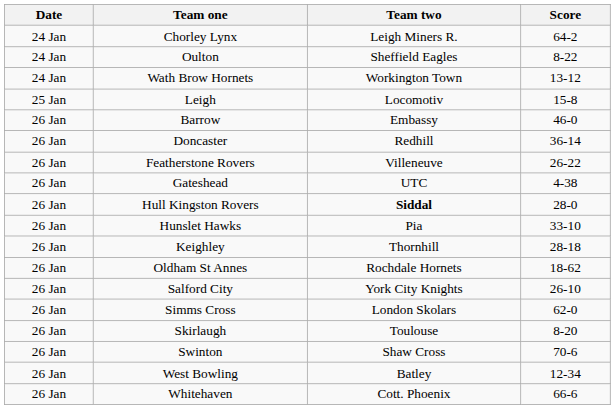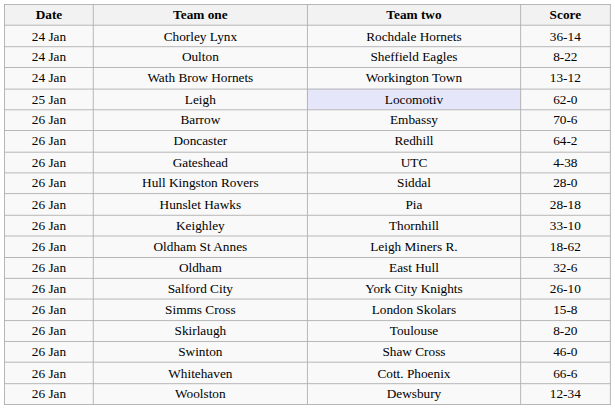(414, 36) Leigh Miners R. -> (414, 36) Rochdale Hornets
(565, 36) 64-2 -> (565, 36) 36-14
(414, 99) no background -> (414, 99) lavender background
(565, 99) 15-8 -> (565, 99) 62-0
(565, 120) 46-0 -> (565, 120) 70-6
(565, 141) 36-14 -> (565, 141) 64-2
- row: (200, 162)
(414, 204) bold -> (414, 183) normal
(565, 225) 33-10 -> (565, 204) 28-18
(565, 246) 28-18 -> (565, 225) 33-10
(414, 267) Rochdale Hornets -> (414, 246) Leigh Miners R.
+ row: (200, 267)
(565, 309) 62-0 -> (565, 309) 15-8
(565, 352) 70-6 -> (565, 352) 46-0
- row: (200, 373)
+ row: (200, 394)
